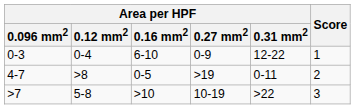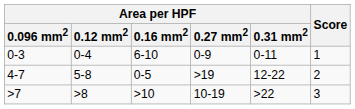(269, 56) 12-22 -> (265, 56) 0-11
(81, 75) >8 -> (83, 75) 5-8
(265, 75) 0-11 -> (269, 75) 12-22
(83, 94) 5-8 -> (81, 94) >8
